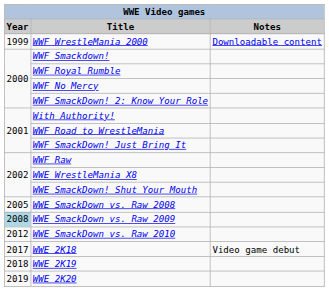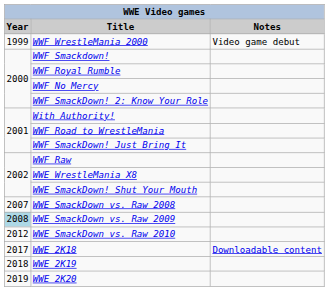(267, 41) Downloadable content -> (256, 41) Video game debut
(17, 205) 2005 -> (17, 205) 2007
(256, 249) Video game debut -> (267, 249) Downloadable content
